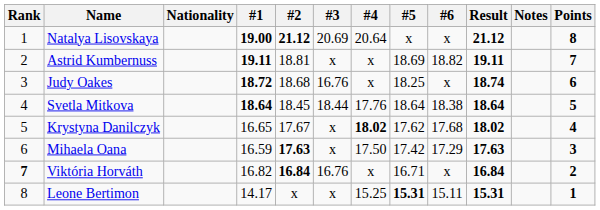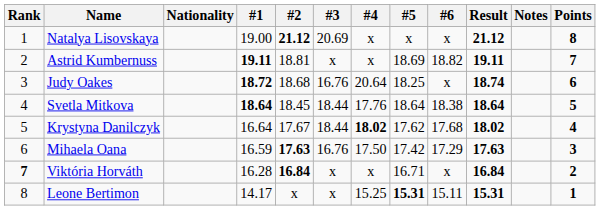(256, 37) bold -> (256, 37) normal
(371, 37) 20.64 -> (371, 37) x
(371, 82) x -> (371, 82) 20.64
(256, 127) 16.65 -> (256, 127) 16.64
(332, 127) x -> (332, 127) 18.44
(332, 149) x -> (332, 149) 16.76
(256, 171) 16.82 -> (256, 171) 16.28
(332, 171) 16.76 -> (332, 171) x
